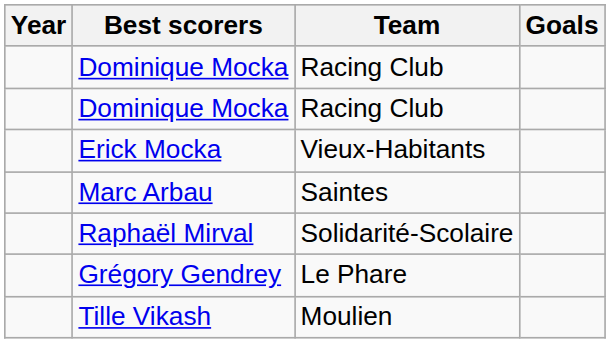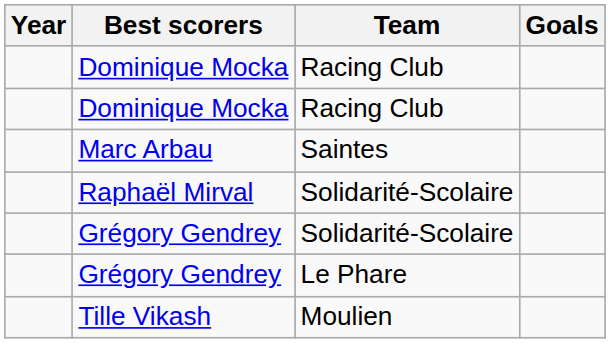- row: (150, 150)
+ row: (180, 233)
